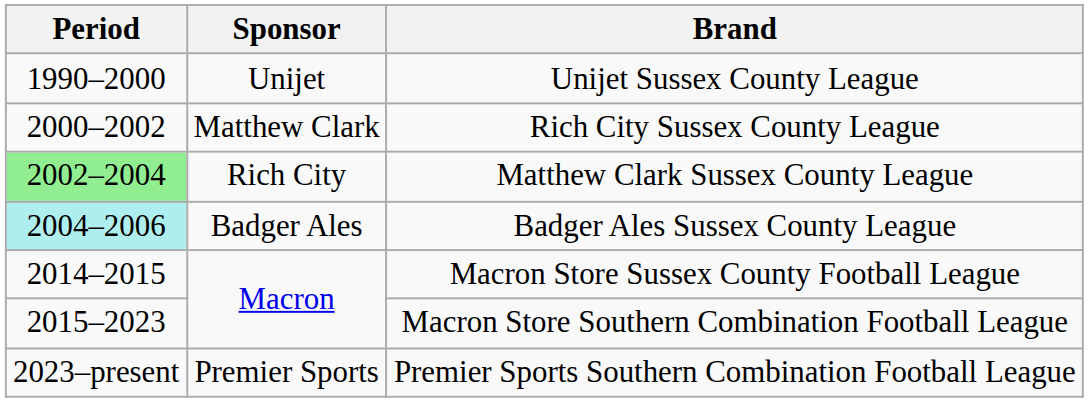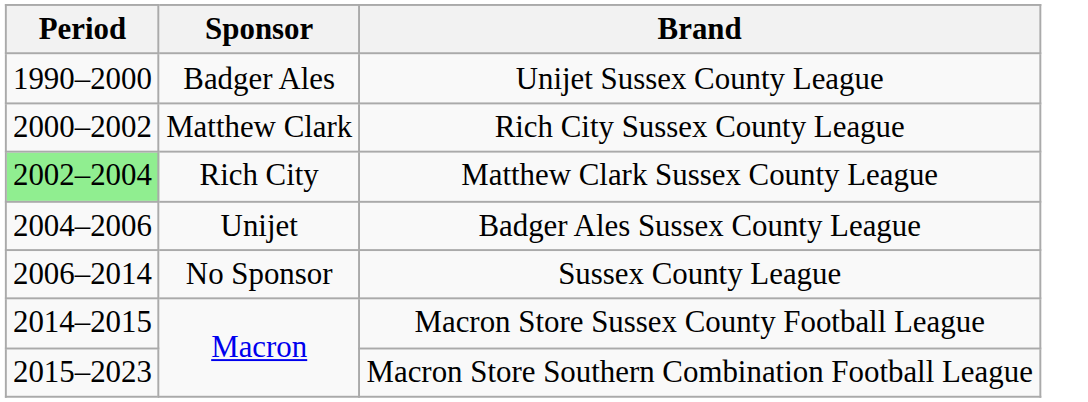(287, 77) Unijet -> (259, 77) Badger Ales
(96, 224) paleturquoise background -> (82, 224) no background
(287, 224) Badger Ales -> (259, 224) Unijet
+ row: (700, 273)
- row: (735, 371)
